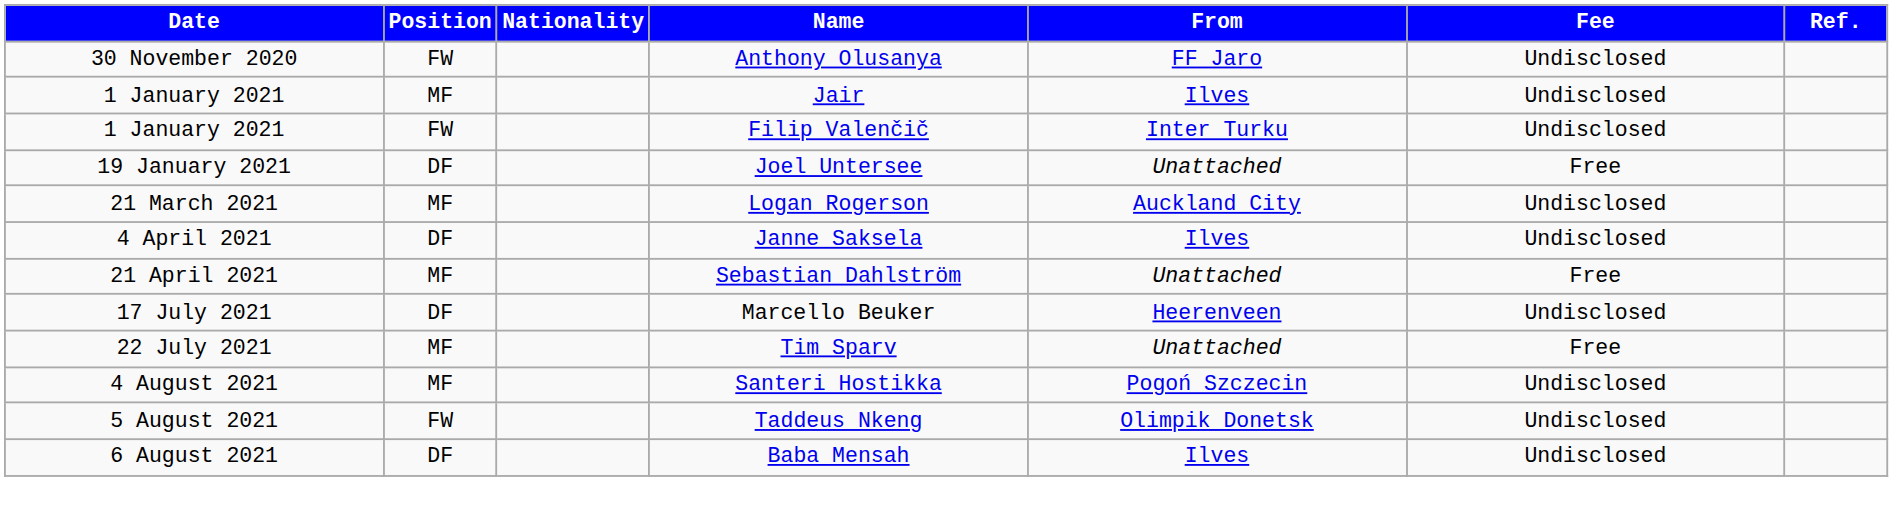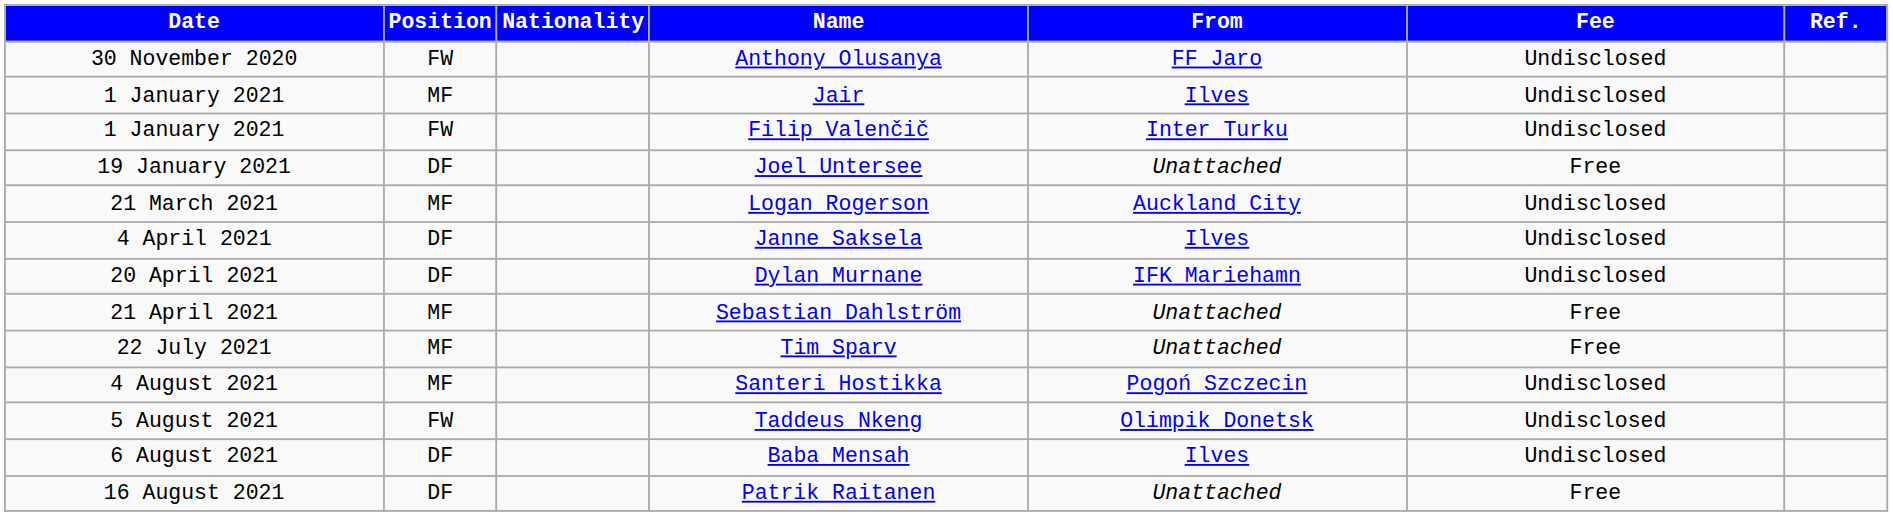+ row: (839, 276)
- row: (839, 312)
+ row: (839, 493)
